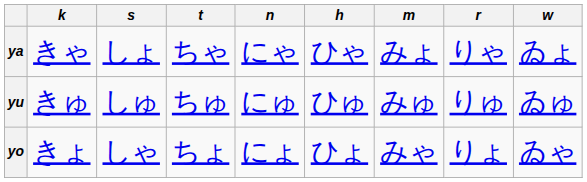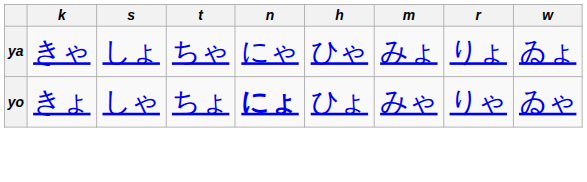(478, 51) りゃ -> (478, 51) りょ
- row: (16, 101)
(270, 151) normal -> (270, 101) bold
(478, 151) りょ -> (478, 101) りゃ
